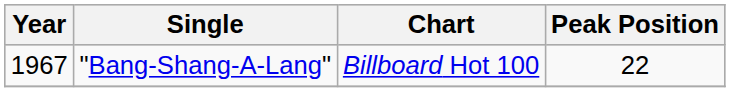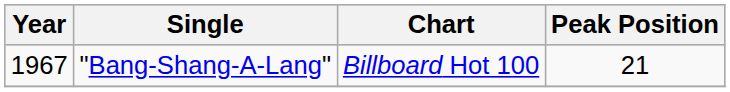(635, 65) 22 -> (635, 65) 21
